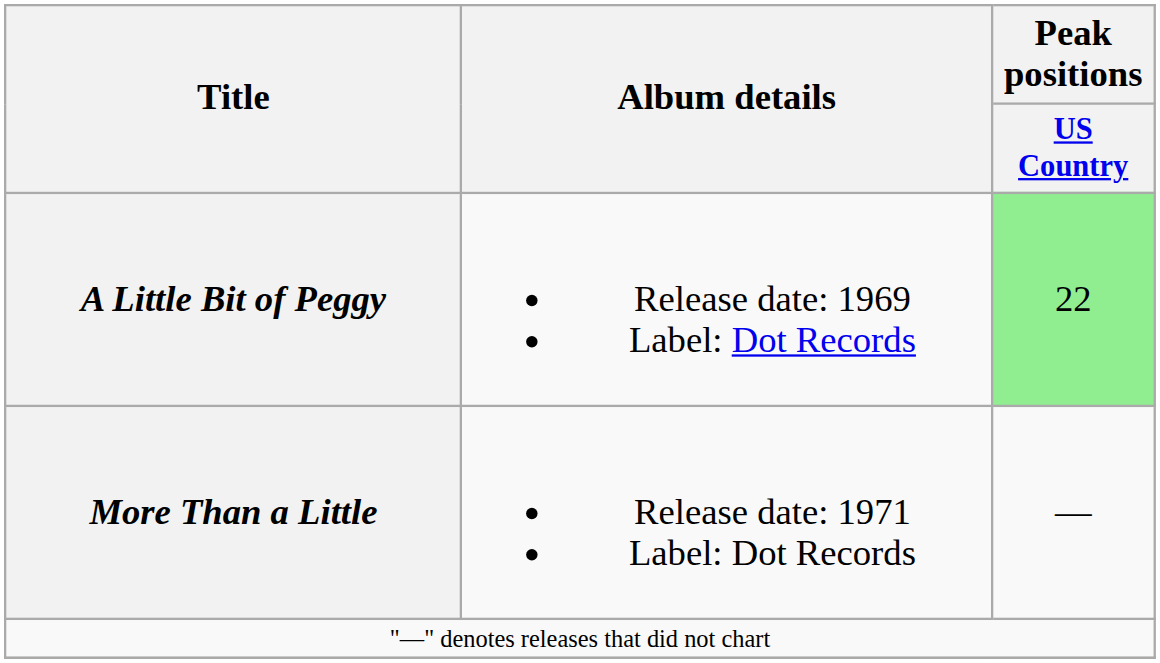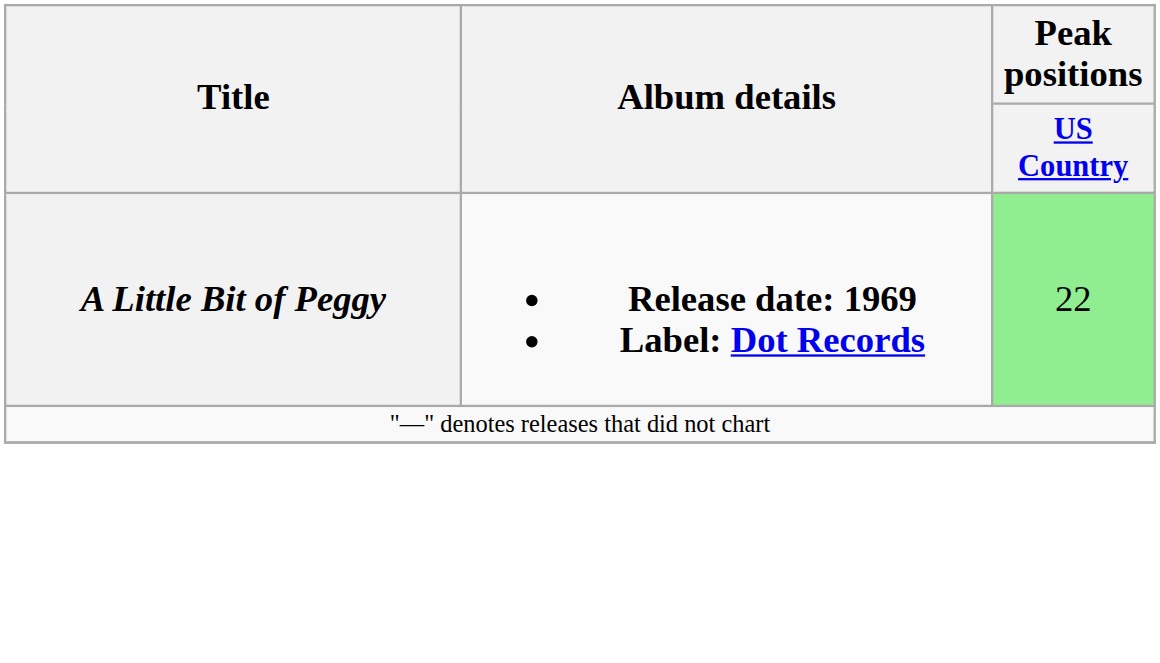(727, 320) normal -> (727, 320) bold
- row: (233, 512)
